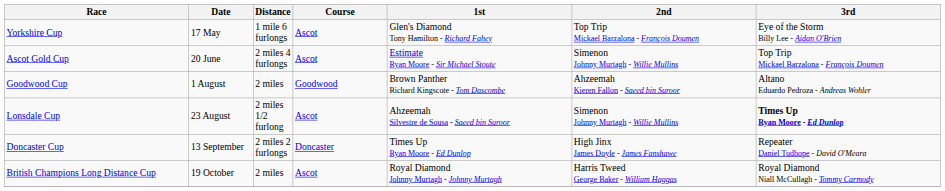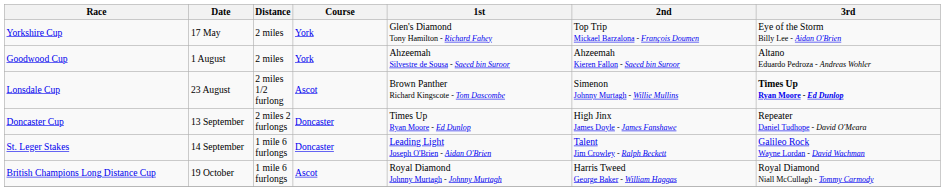(271, 32) 1 mile 6 furlongs -> (269, 32) 2 miles
(306, 32) Ascot -> (304, 32) York
- row: (38, 58)
(316, 84) Goodwood -> (304, 58) York
(447, 84) Brown Panther Richard Kingscote - Tom Dascombe -> (450, 58) Ahzeemah Silvestre de Sousa - Saeed bin Suroor
(450, 116) Ahzeemah Silvestre de Sousa - Saeed bin Suroor -> (447, 90) Brown Panther Richard Kingscote - Tom Dascombe
+ row: (38, 147)
(269, 173) 2 miles -> (271, 173) 1 mile 6 furlongs
